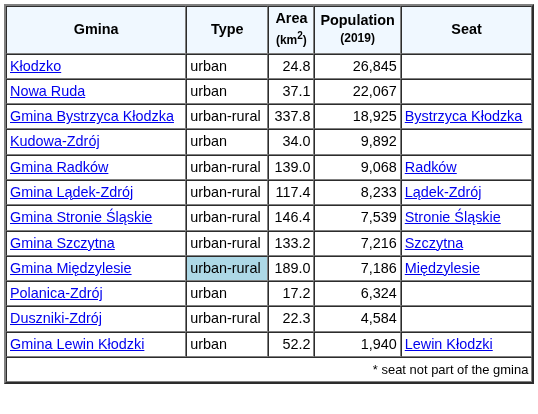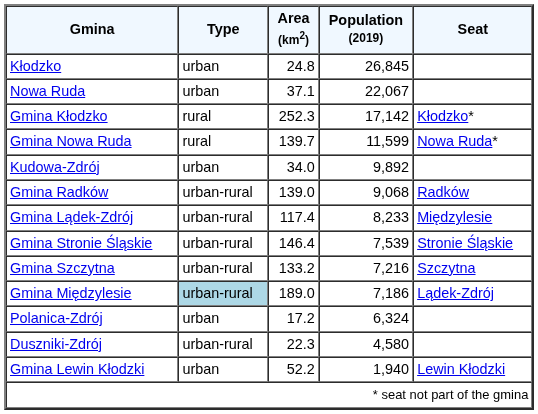- row: (92, 116)
+ row: (59, 116)
+ row: (71, 141)
(443, 192) Lądek-Zdrój -> (455, 217) Międzylesie
(442, 268) Międzylesie -> (456, 293) Lądek-Zdrój
(379, 318) 4,584 -> (391, 344) 4,580
